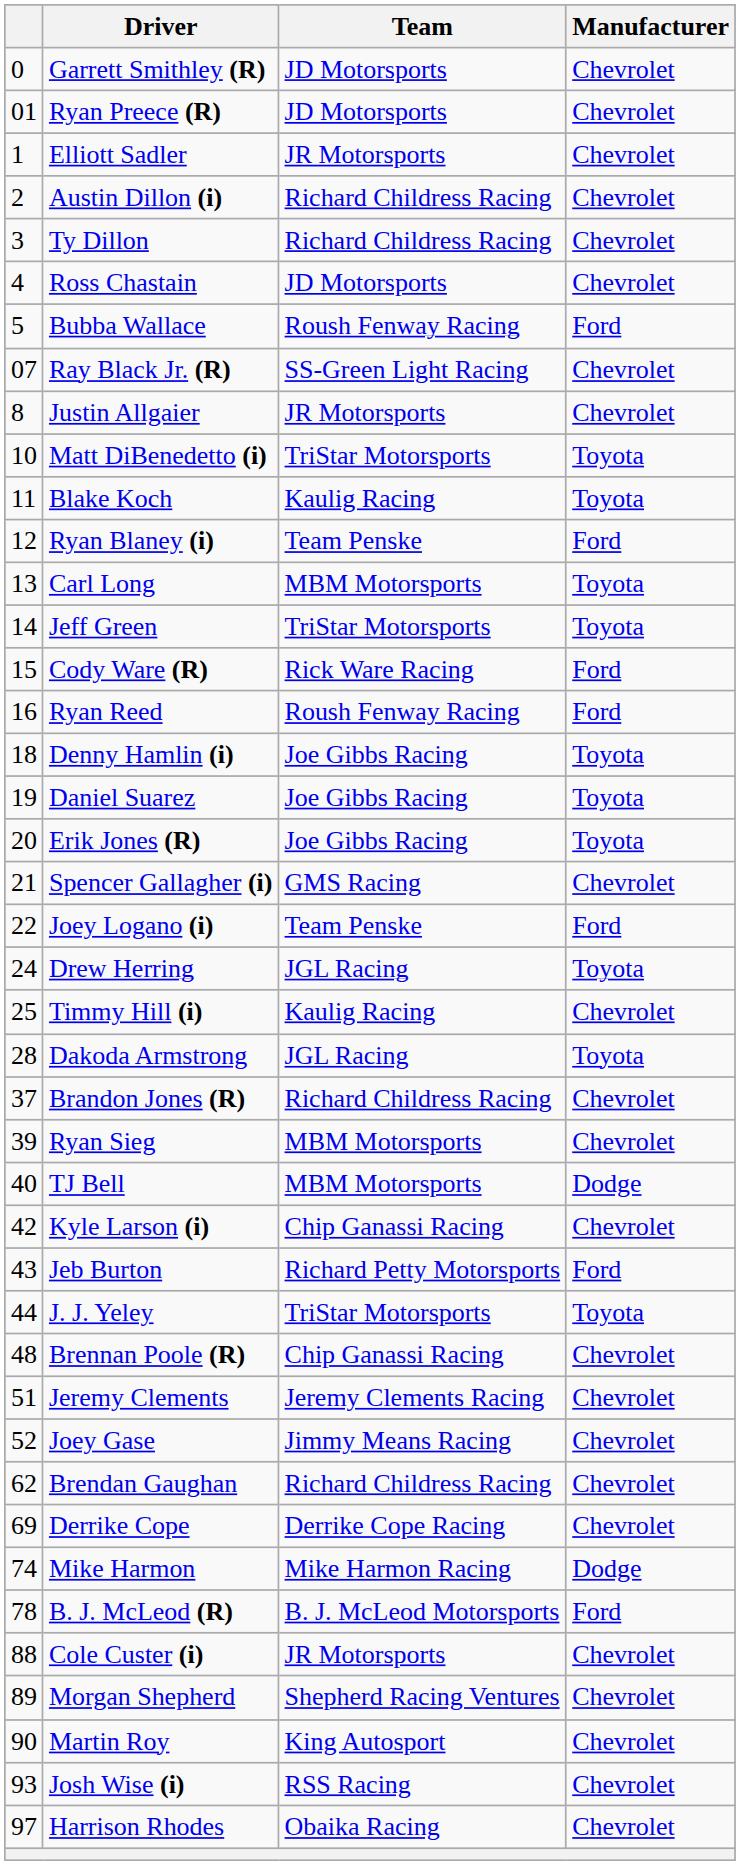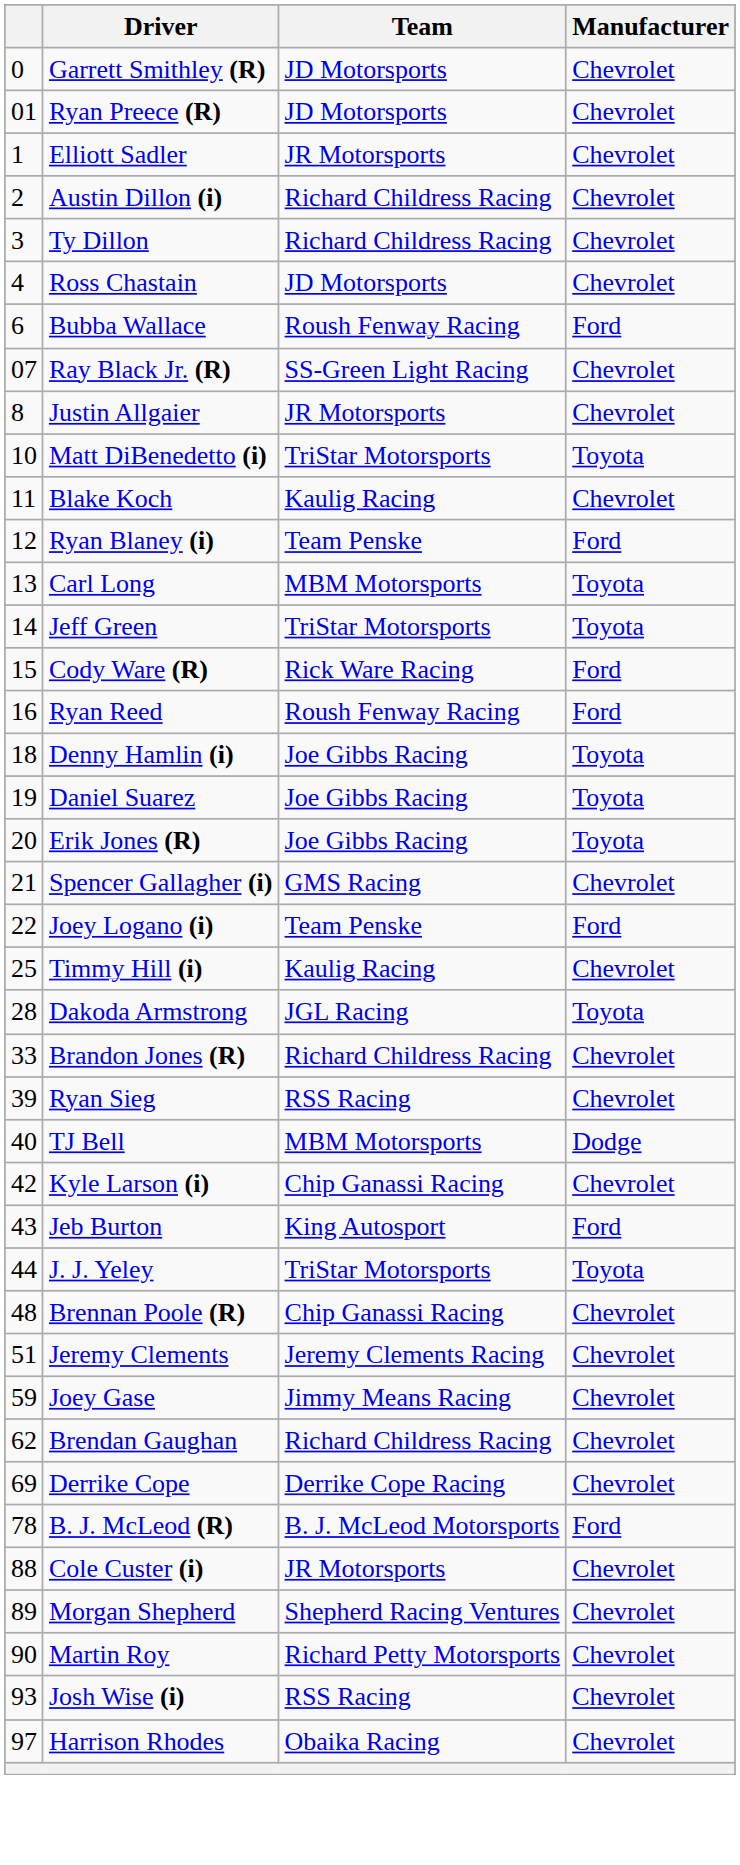(17, 326) 5 -> (17, 326) 6
(608, 497) Toyota -> (623, 497) Chevrolet
- row: (121, 968)
(24, 1097) 37 -> (24, 1054) 33
(383, 1140) MBM Motorsports -> (348, 1097) RSS Racing
(422, 1268) Richard Petty Motorsports -> (365, 1226) King Autosport
(24, 1440) 52 -> (24, 1397) 59
- row: (122, 1568)
(365, 1740) King Autosport -> (422, 1654) Richard Petty Motorsports
